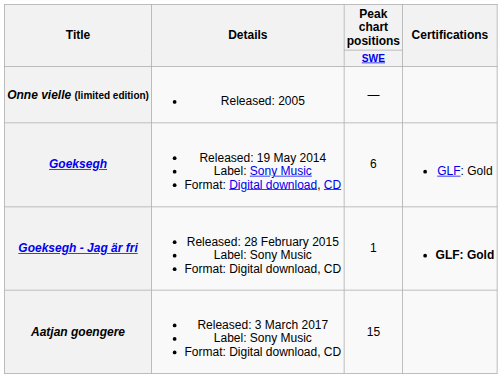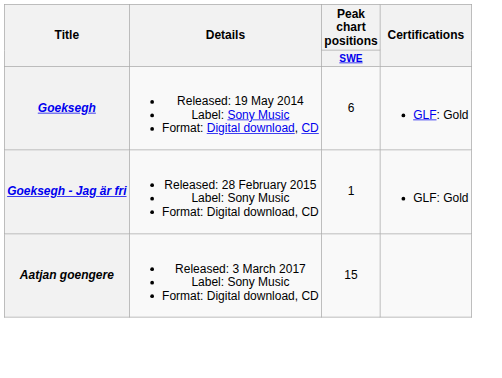- row: (78, 94)
(450, 255) bold -> (426, 199) normal
